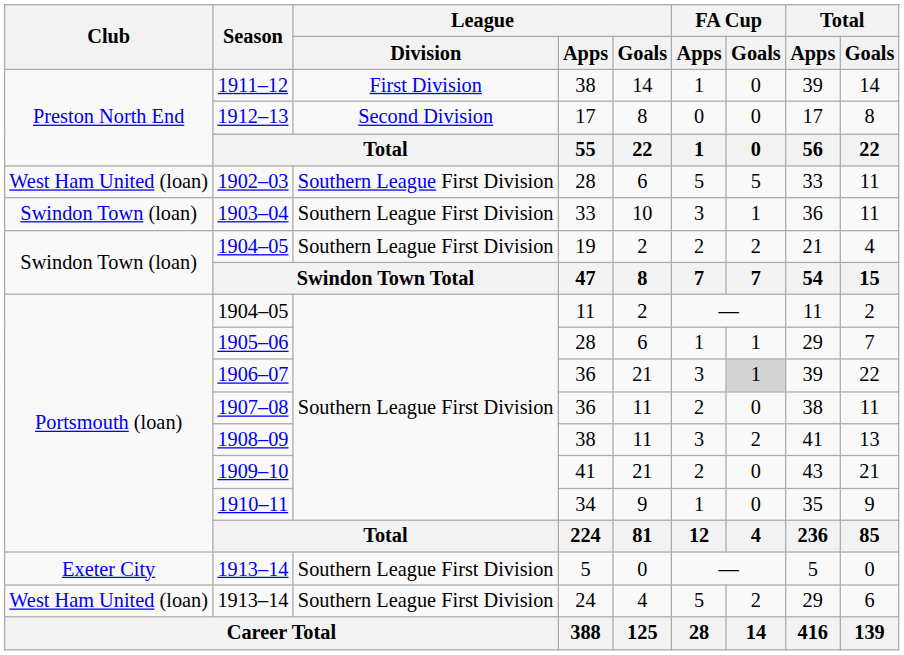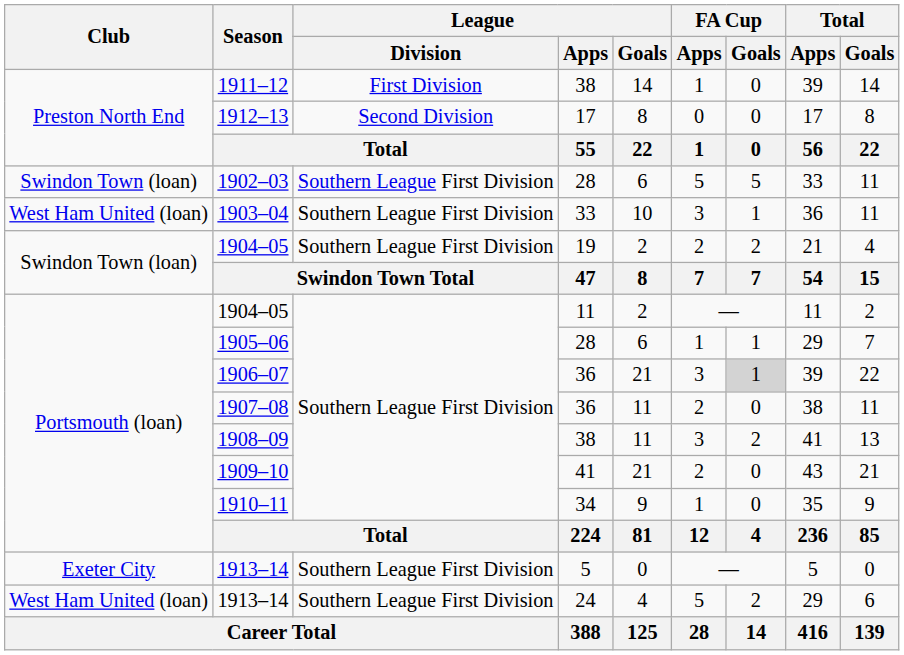(109, 181) West Ham United (loan) -> (109, 181) Swindon Town (loan)
(109, 213) Swindon Town (loan) -> (109, 213) West Ham United (loan)
